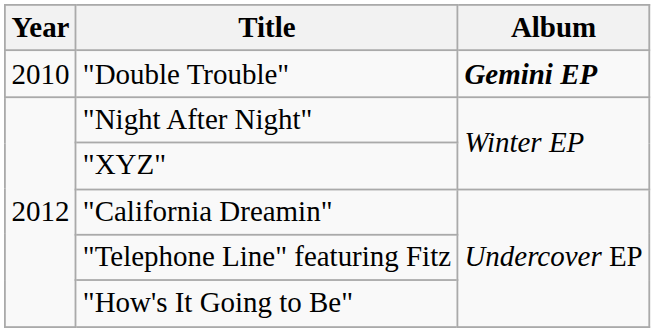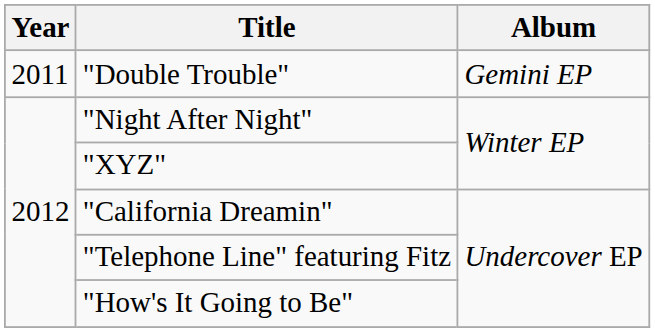(41, 73) 2010 -> (40, 73) 2011
(531, 73) bold -> (528, 73) normal
